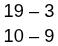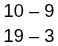rows swapped: (29, 36) <-> (29, 11)
